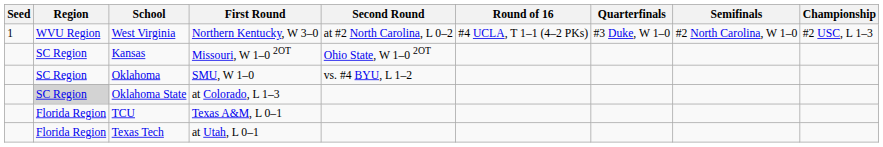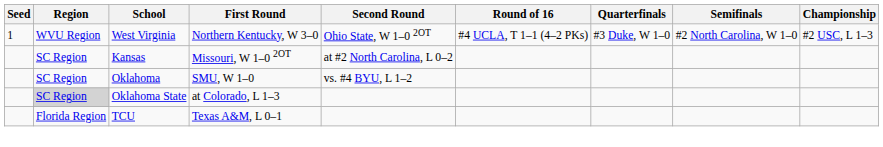(388, 33) at #2 North Carolina, L 0–2 -> (377, 35) Ohio State, W 1–0 2OT
(377, 54) Ohio State, W 1–0 2OT -> (388, 57) at #2 North Carolina, L 0–2
- row: (138, 133)
